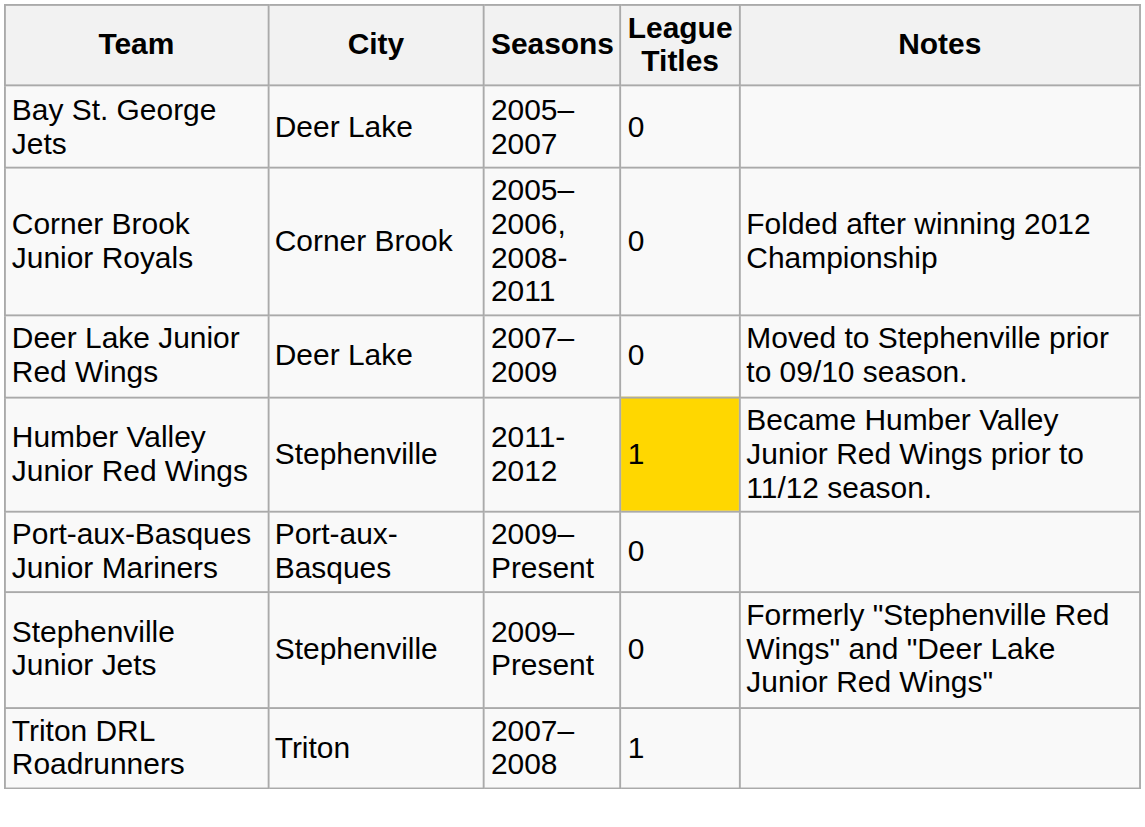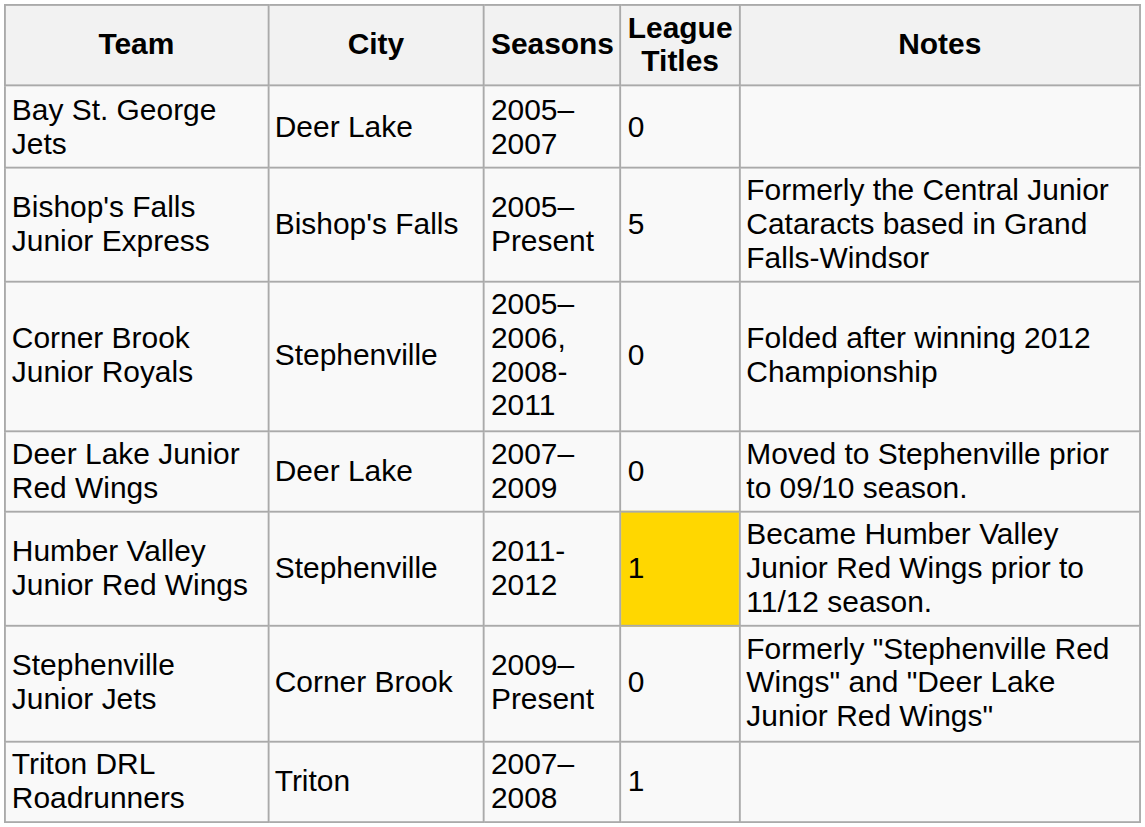+ row: (111, 224)
(364, 240) Corner Brook -> (356, 355) Stephenville
- row: (132, 551)
(356, 649) Stephenville -> (364, 683) Corner Brook
